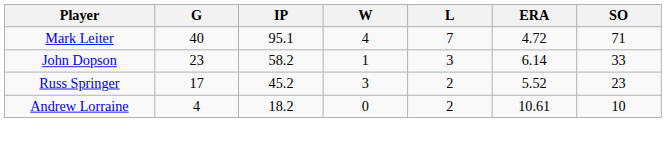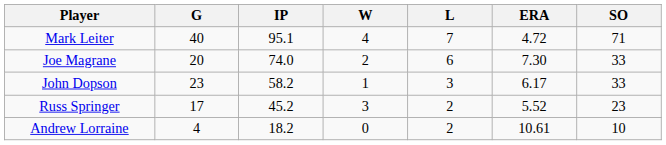+ row: (79, 60)
(534, 60) 6.14 -> (534, 83) 6.17
